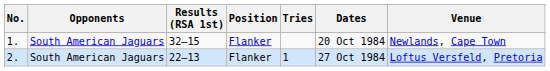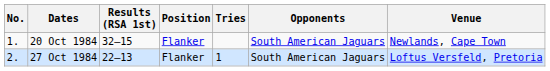columns swapped: (97, 19) <-> (351, 19)
